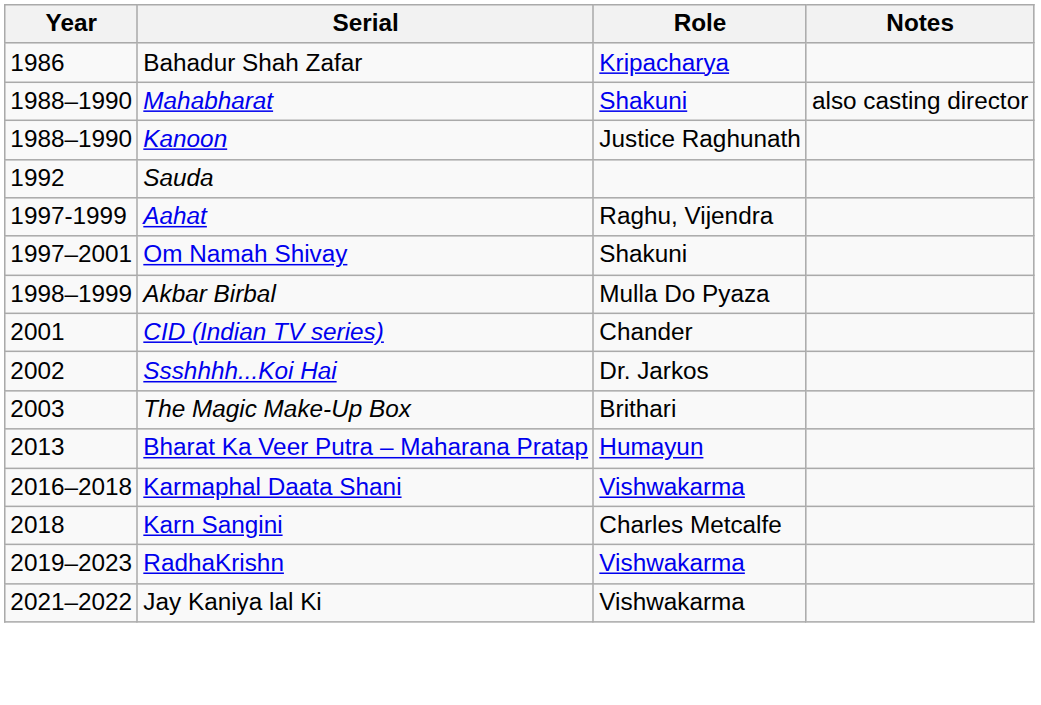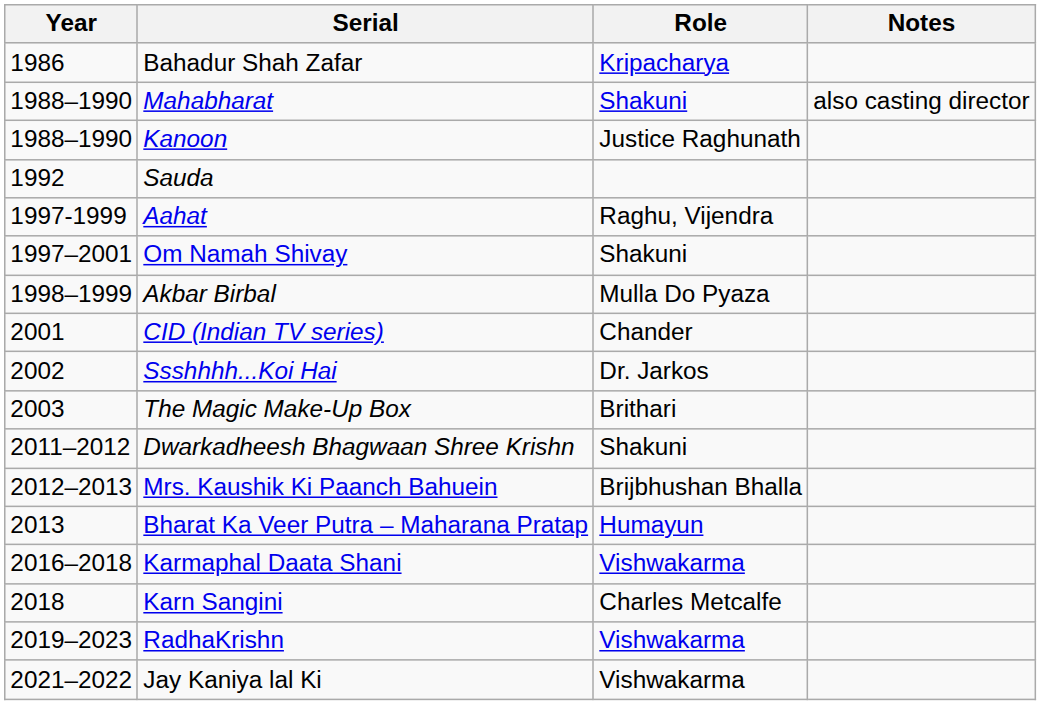+ row: (359, 448)
+ row: (320, 486)
